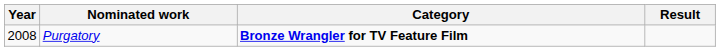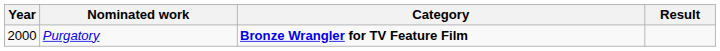(22, 35) 2008 -> (22, 35) 2000
